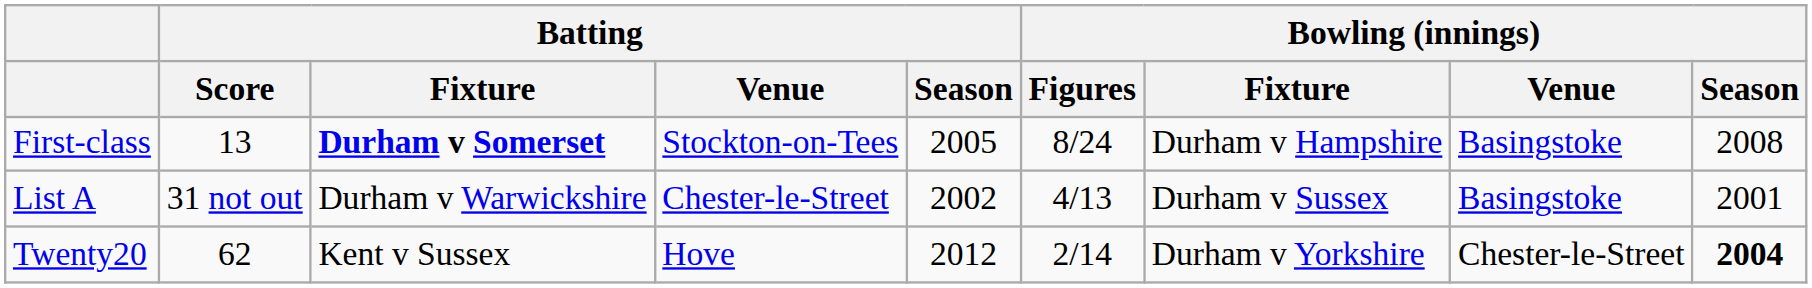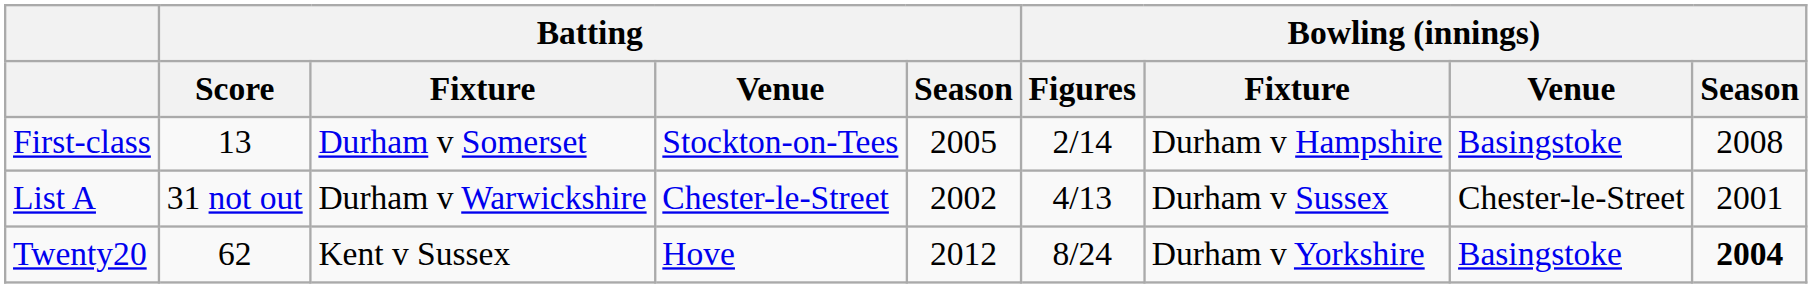(462, 143) bold -> (453, 143) normal
(1082, 143) 8/24 -> (1082, 143) 2/14
(1540, 198) Basingstoke -> (1571, 198) Chester-le-Street
(1082, 253) 2/14 -> (1082, 253) 8/24
(1571, 253) Chester-le-Street -> (1540, 253) Basingstoke
